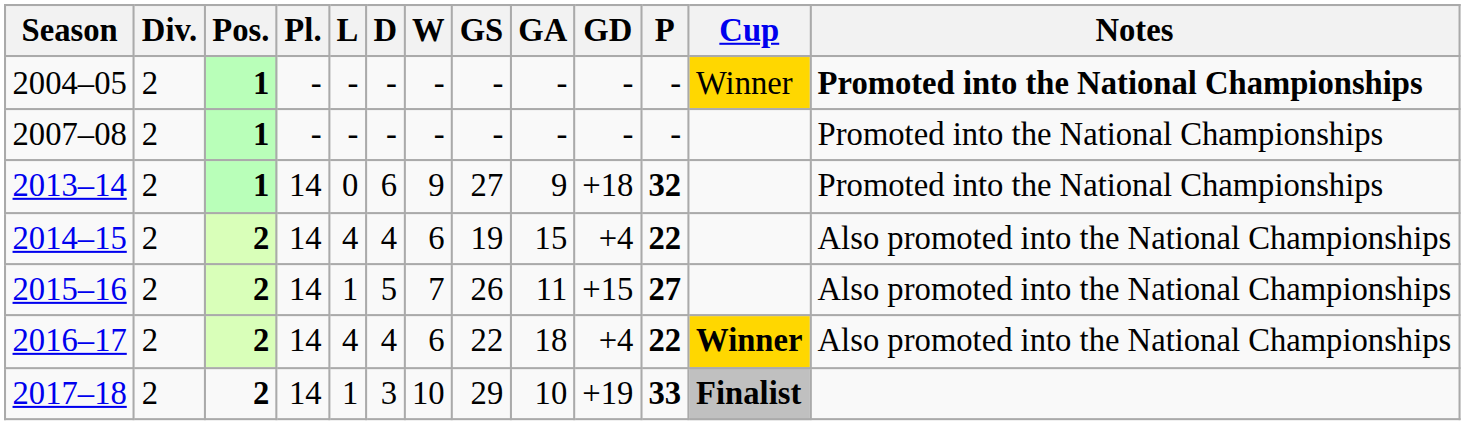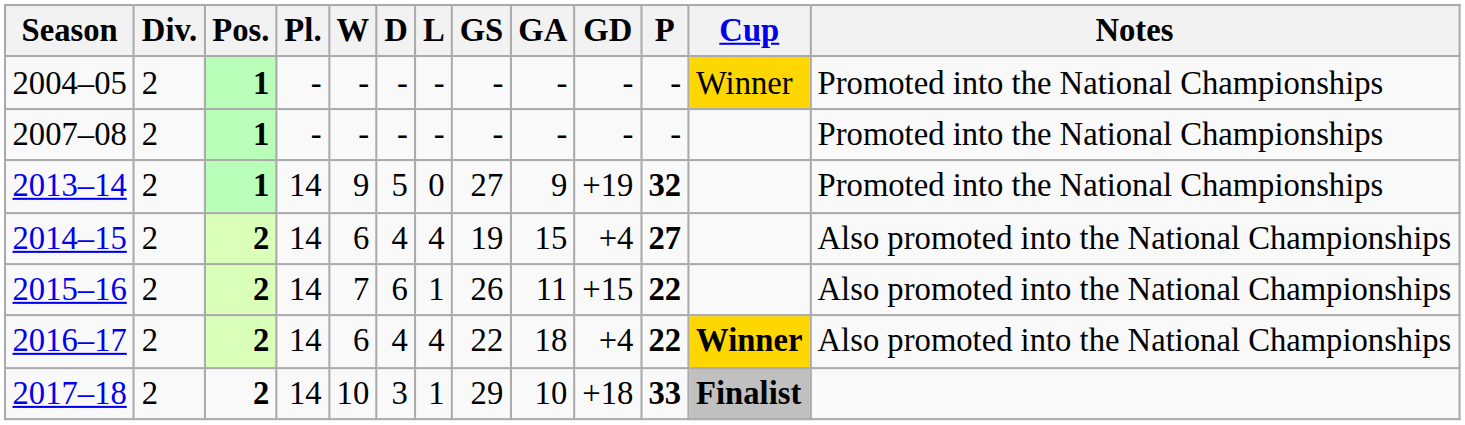columns swapped: (428, 30) <-> (347, 30)
(1120, 82) bold -> (1100, 82) normal
(389, 185) 6 -> (400, 185) 5
(608, 185) +18 -> (608, 185) +19
(665, 237) 22 -> (665, 237) 27
(389, 289) 5 -> (400, 289) 6
(665, 289) 27 -> (665, 289) 22
(608, 392) +19 -> (608, 392) +18
